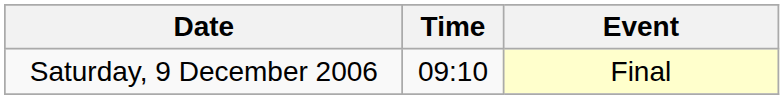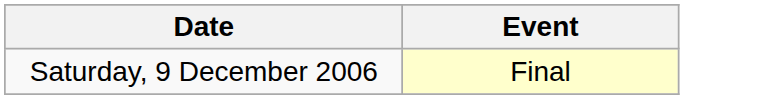- column: (453, 26)
